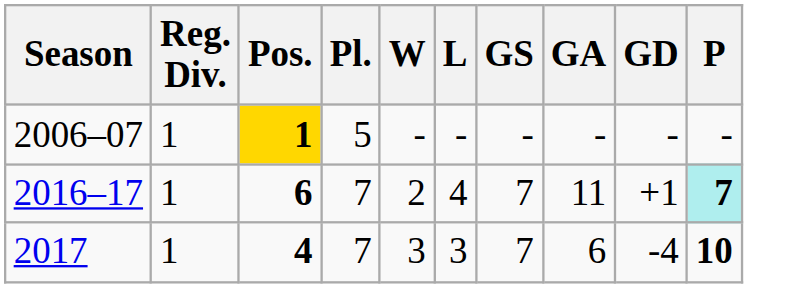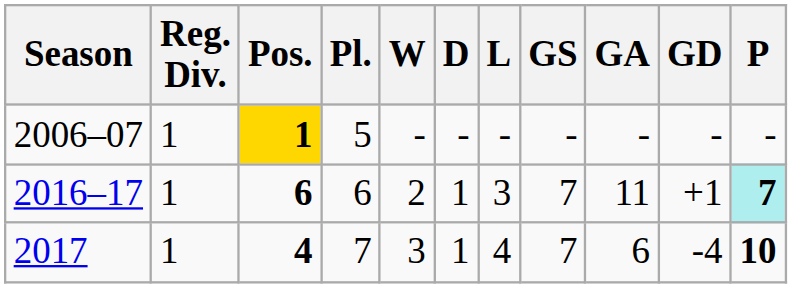+ column: (456, 54)
(362, 192) 7 -> (362, 192) 6
(458, 192) 4 -> (502, 192) 3
(458, 251) 3 -> (502, 251) 4
